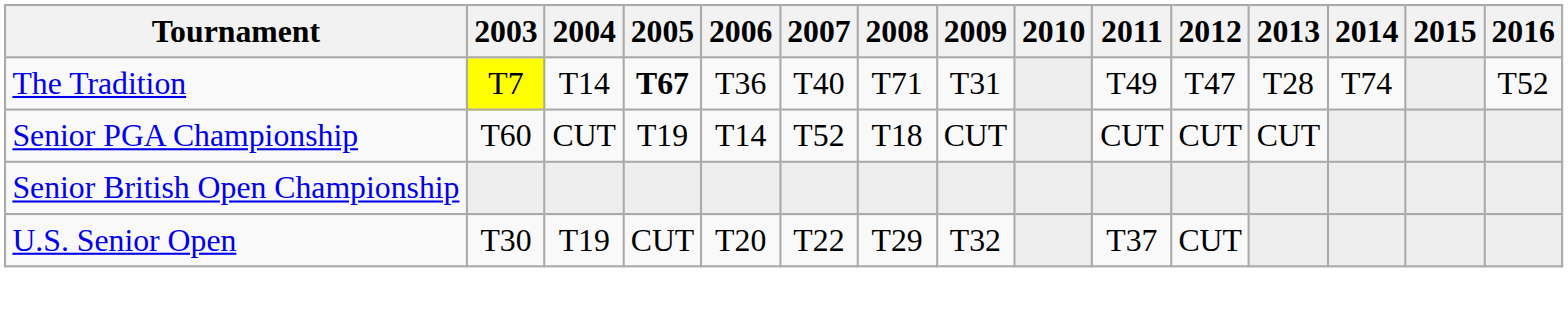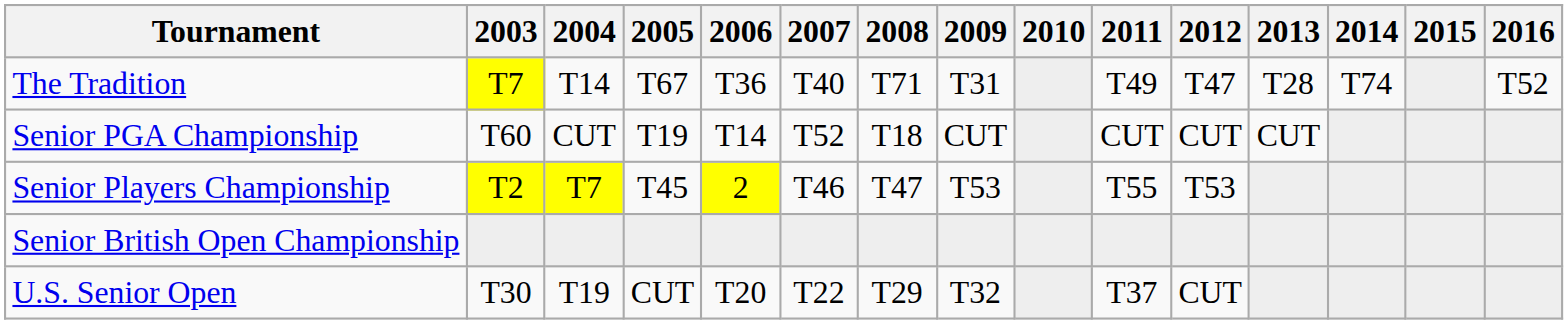(662, 83) bold -> (662, 83) normal
+ row: (201, 188)
